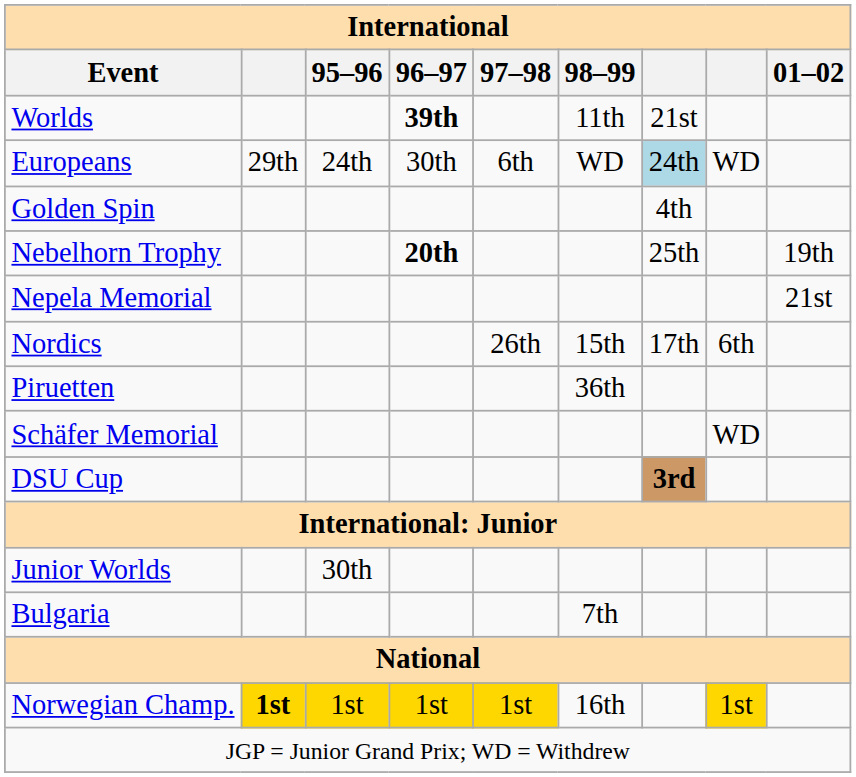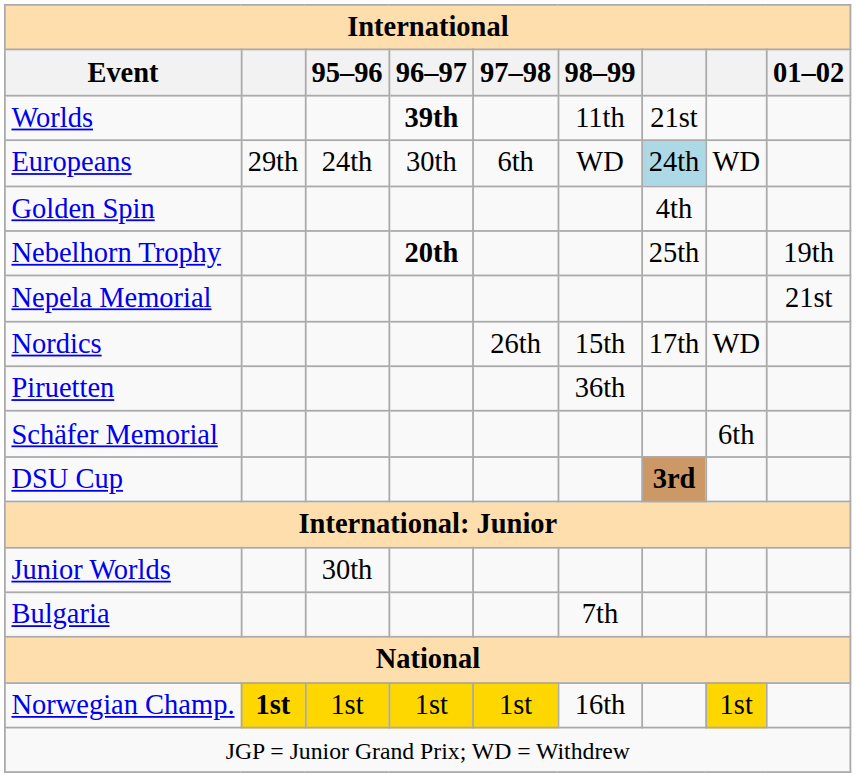(736, 343) 6th -> (736, 343) WD
(736, 433) WD -> (736, 433) 6th
